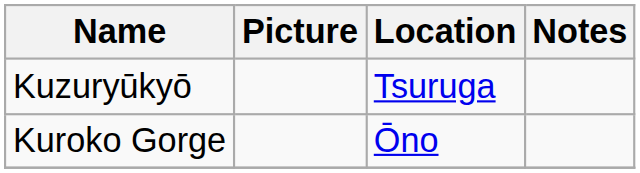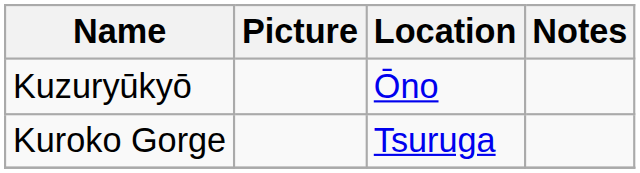(435, 85) Tsuruga -> (406, 85) Ōno
(406, 140) Ōno -> (435, 140) Tsuruga
